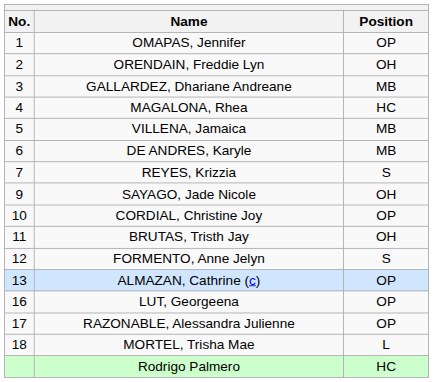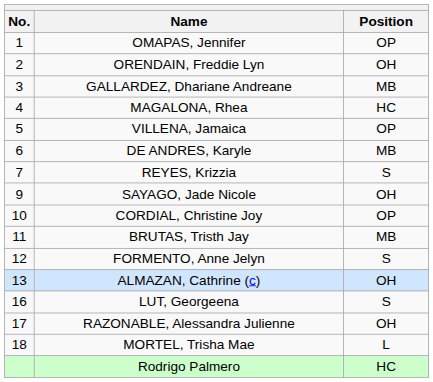(386, 129) MB -> (386, 129) OP
(386, 237) OH -> (386, 237) MB
(386, 280) OP -> (386, 280) OH
(386, 301) OP -> (386, 301) S
(386, 323) OP -> (386, 323) OH
